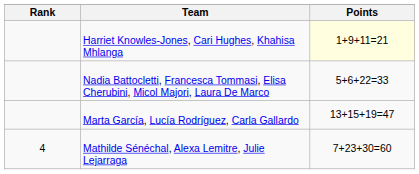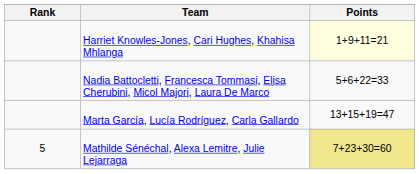(43, 148) 4 -> (43, 148) 5
(362, 148) no background -> (362, 148) khaki background
